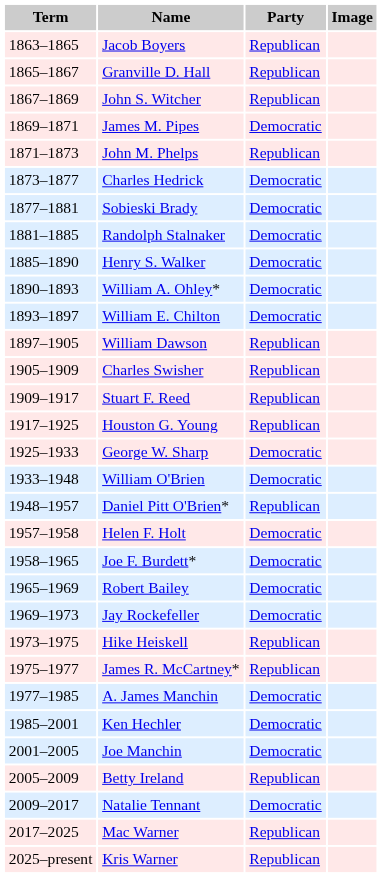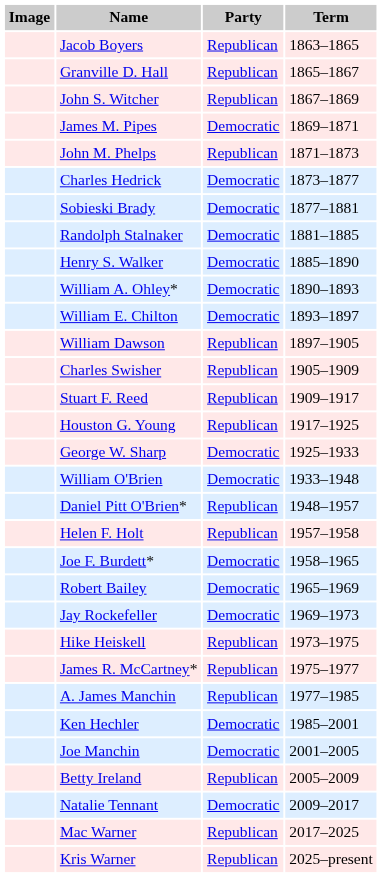columns swapped: (352, 17) <-> (51, 17)
(286, 533) Democratic -> (242, 533) Republican
(286, 696) Democratic -> (242, 696) Republican
